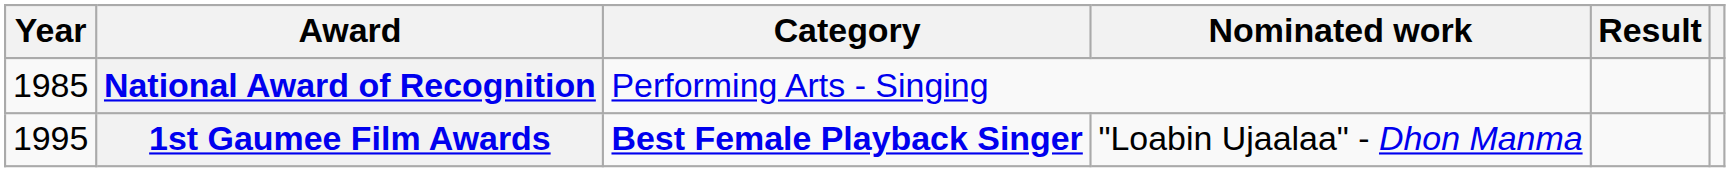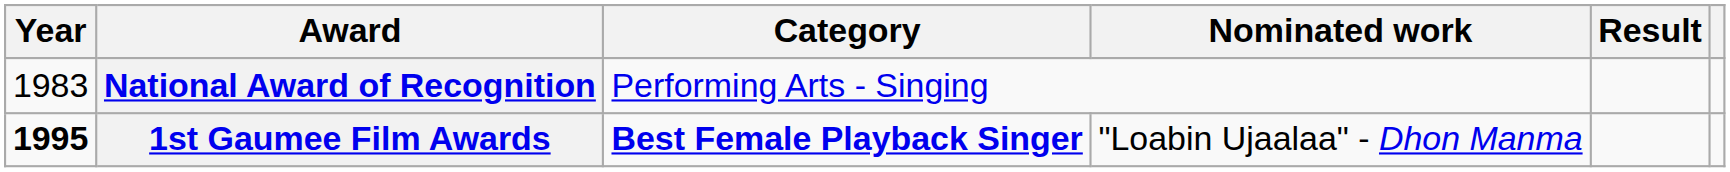(51, 85) 1985 -> (51, 85) 1983
(51, 138) normal -> (51, 138) bold
